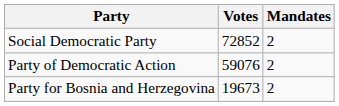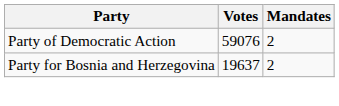- row: (82, 40)
(241, 88) 19673 -> (241, 64) 19637
